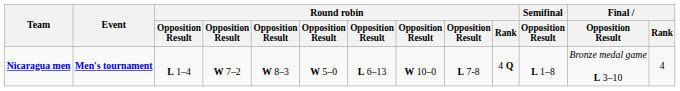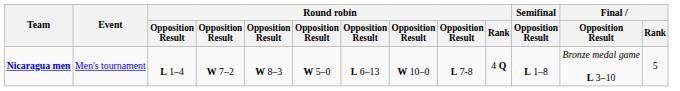(114, 66) bold -> (110, 66) normal
(662, 66) 4 -> (655, 66) 5
